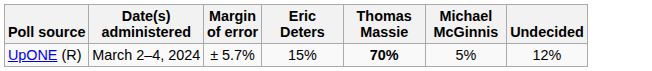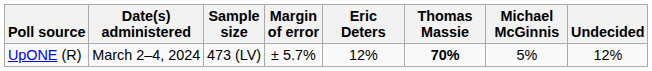+ column: (234, 24)
(302, 55) 15% -> (363, 55) 12%
